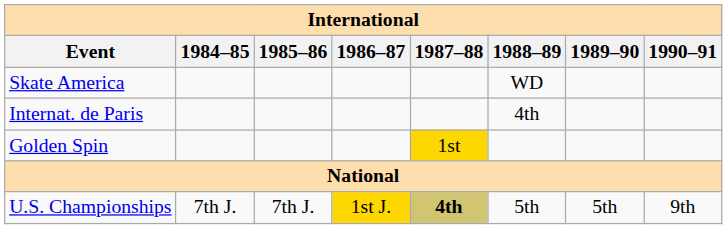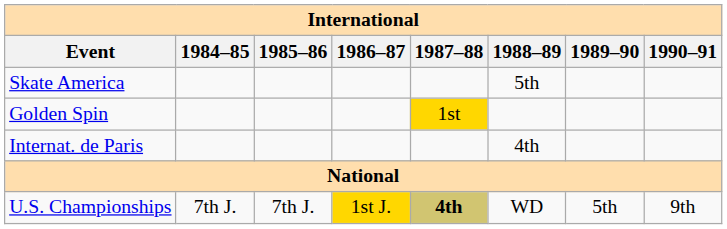(527, 82) WD -> (527, 82) 5th
rows swapped: (76, 113) <-> (59, 144)
(527, 207) 5th -> (527, 207) WD
